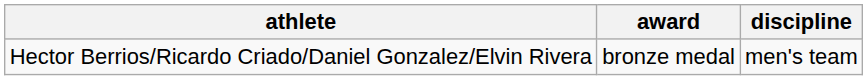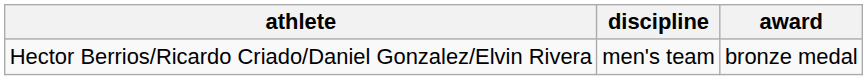columns swapped: (801, 21) <-> (669, 21)
